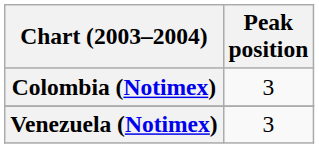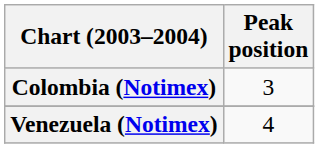(268, 124) 3 -> (268, 124) 4
